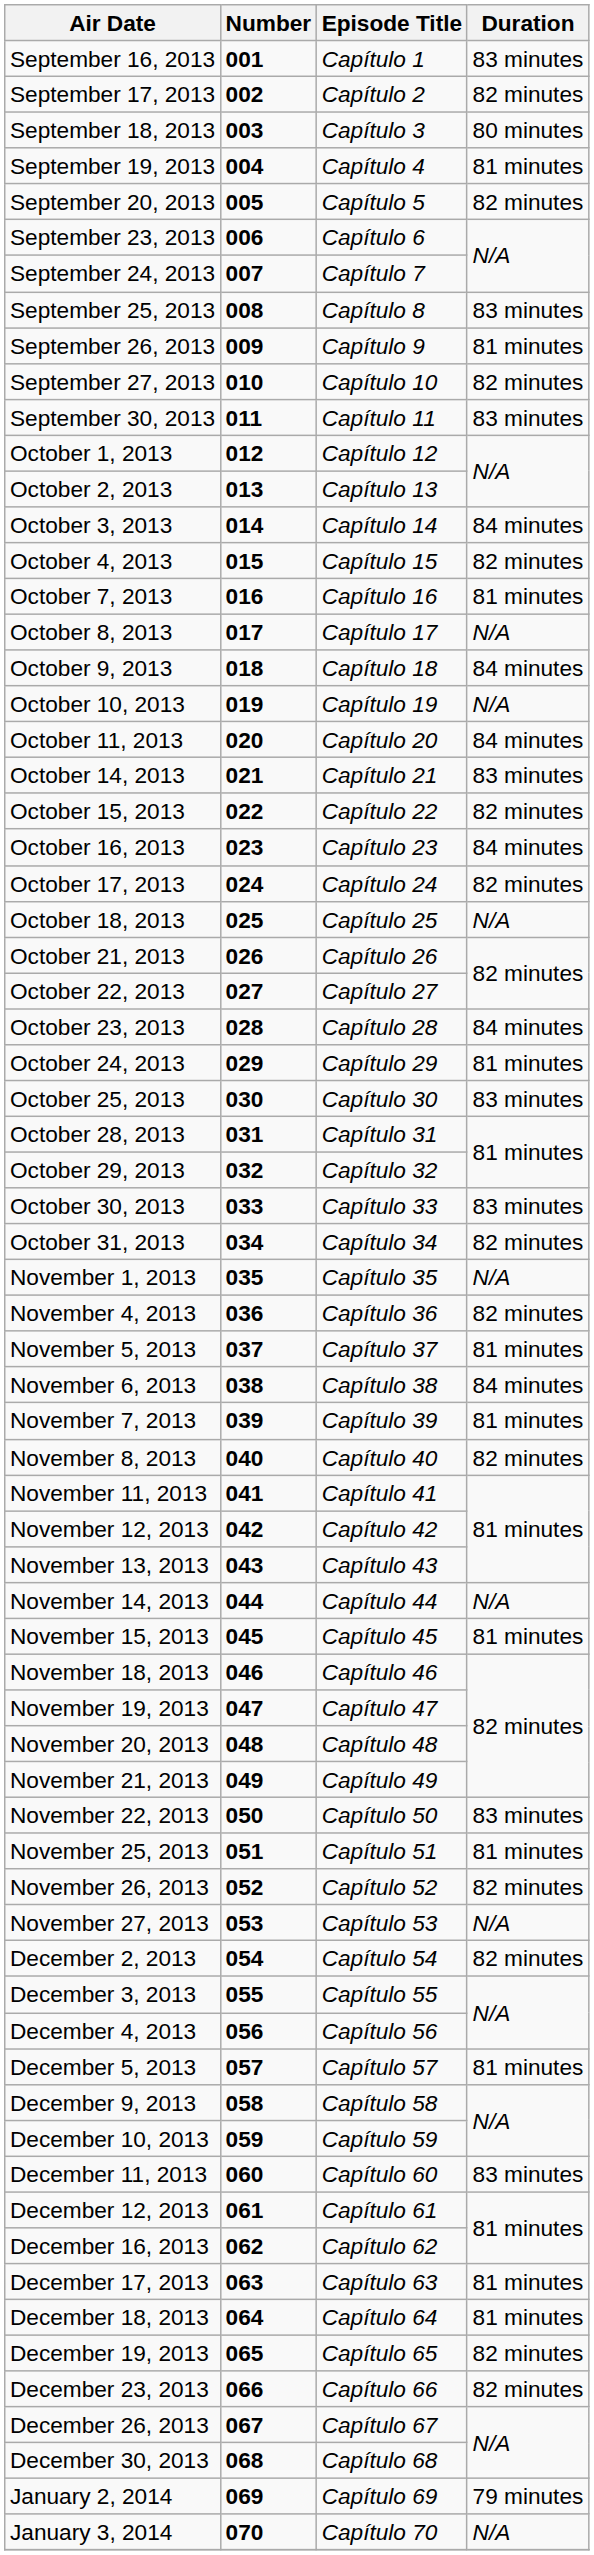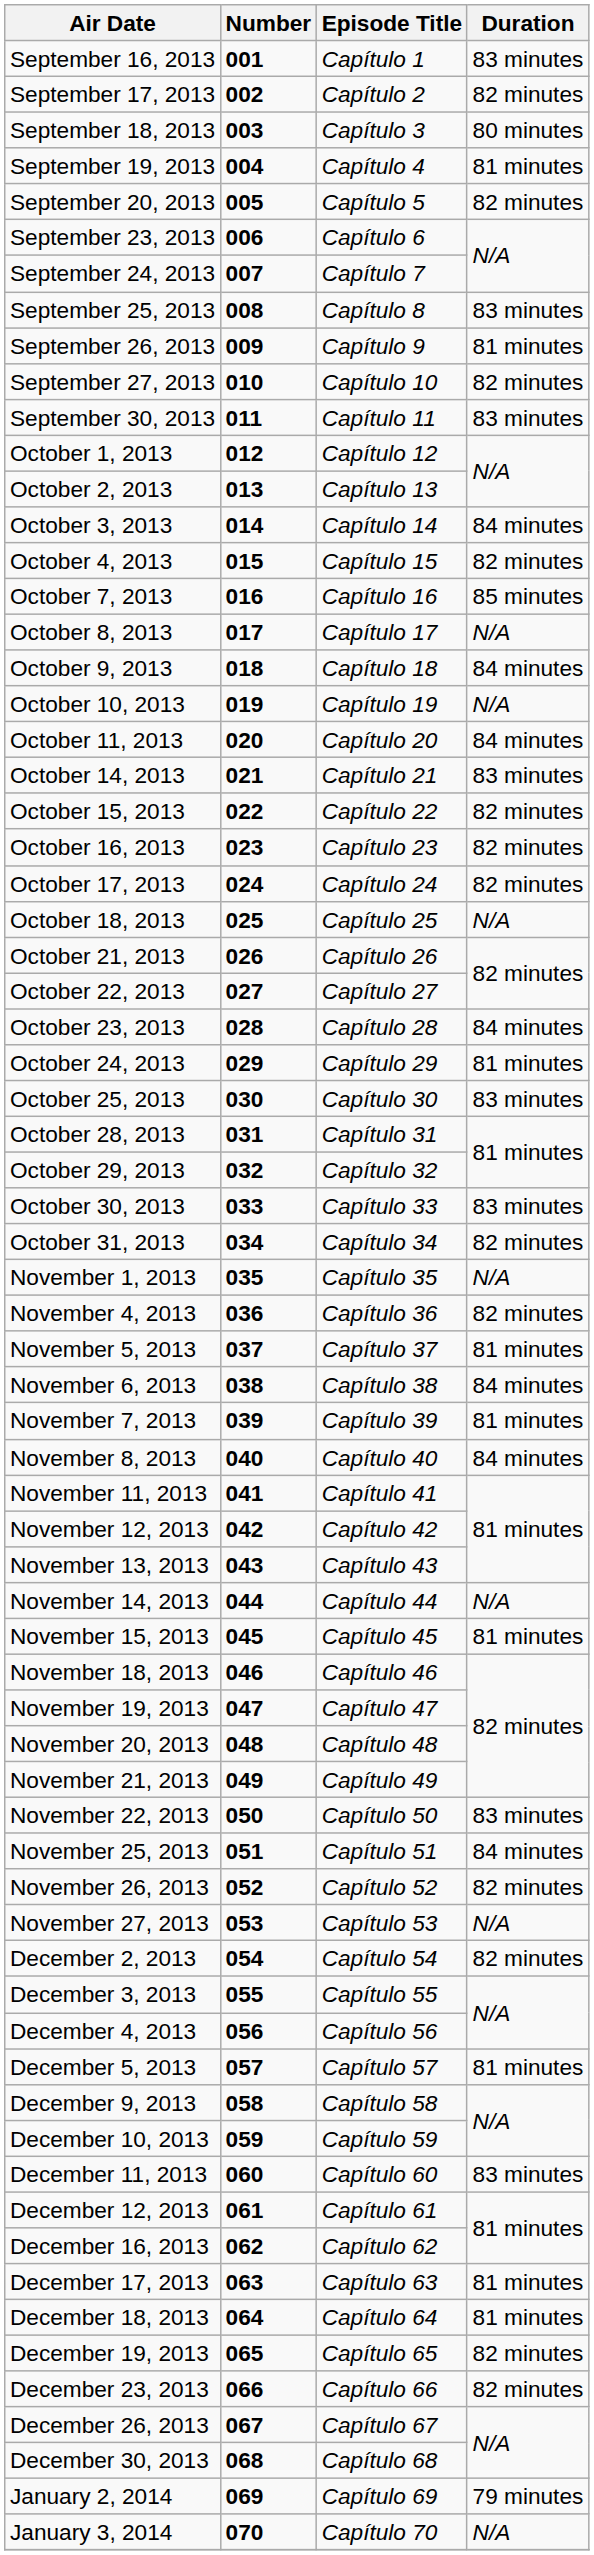(528, 597) 81 minutes -> (528, 597) 85 minutes
(528, 847) 84 minutes -> (528, 847) 82 minutes
(528, 1457) 82 minutes -> (528, 1457) 84 minutes
(528, 1851) 81 minutes -> (528, 1851) 84 minutes
